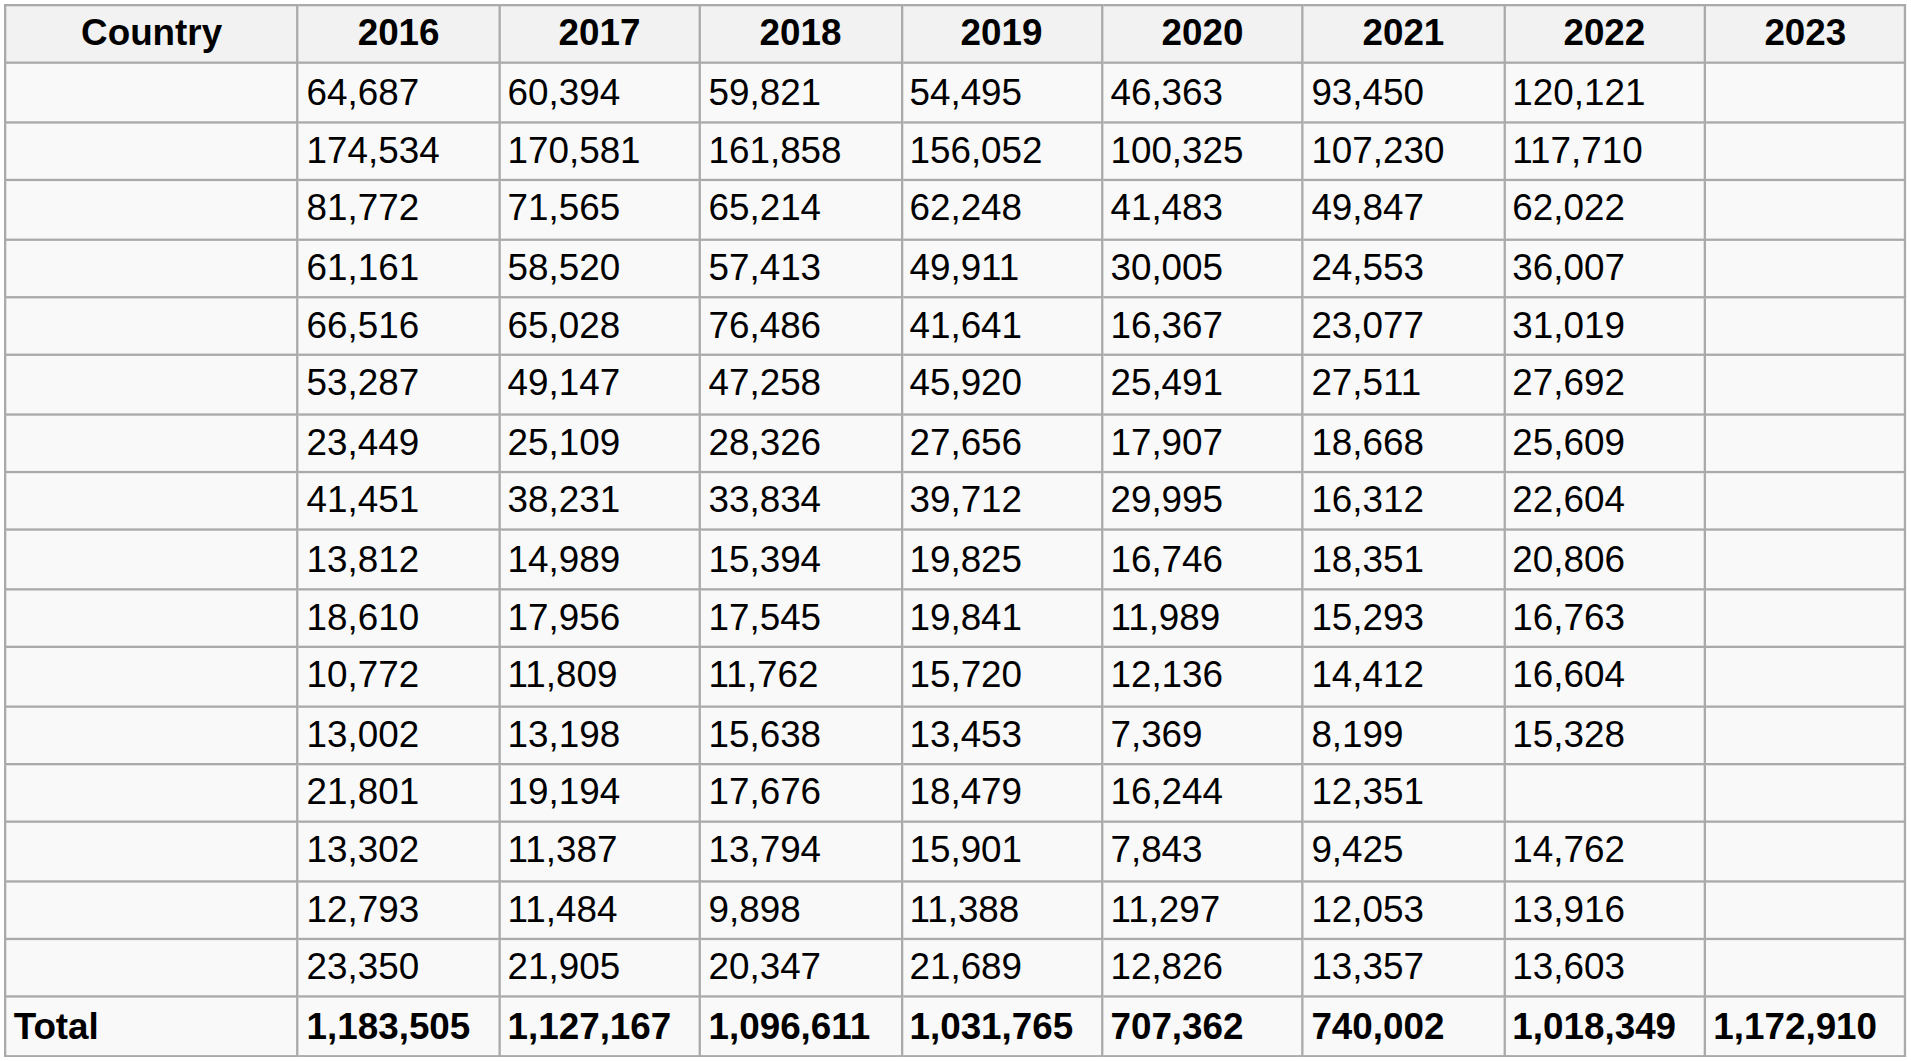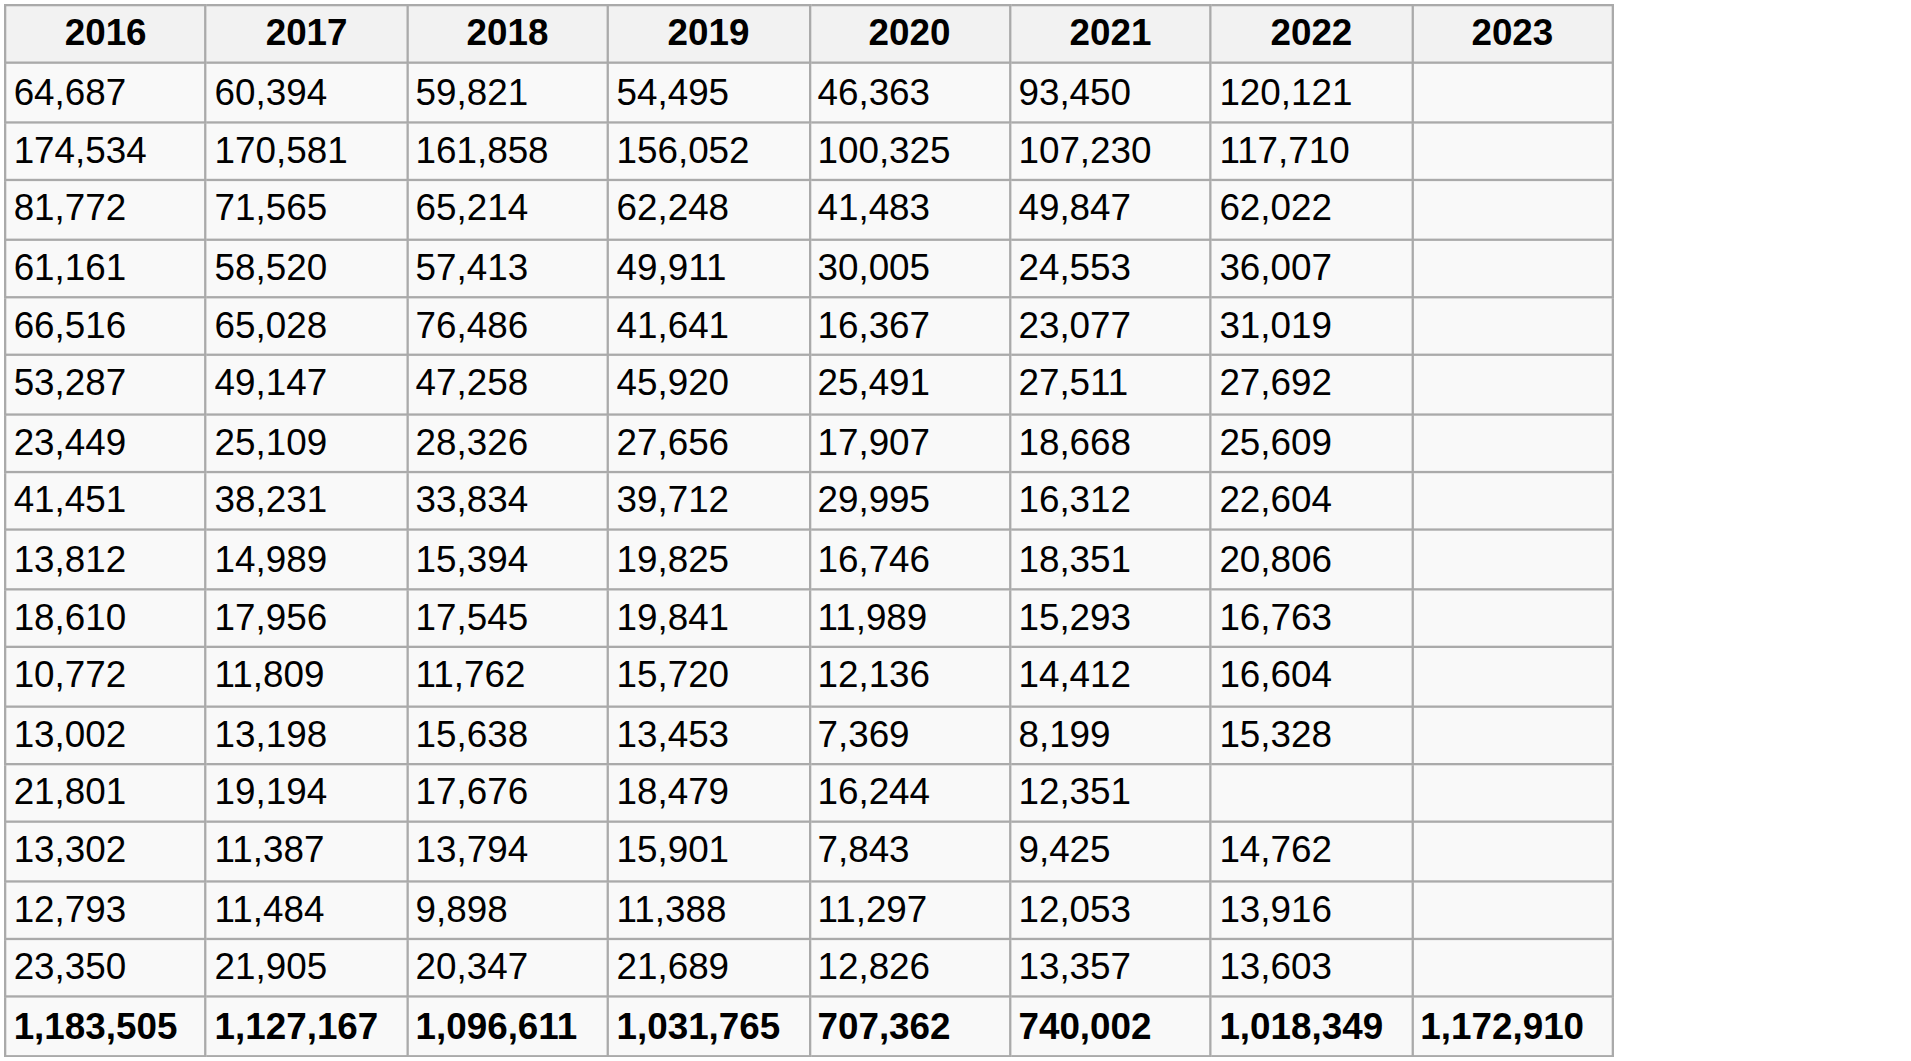- column: (152, 33)
